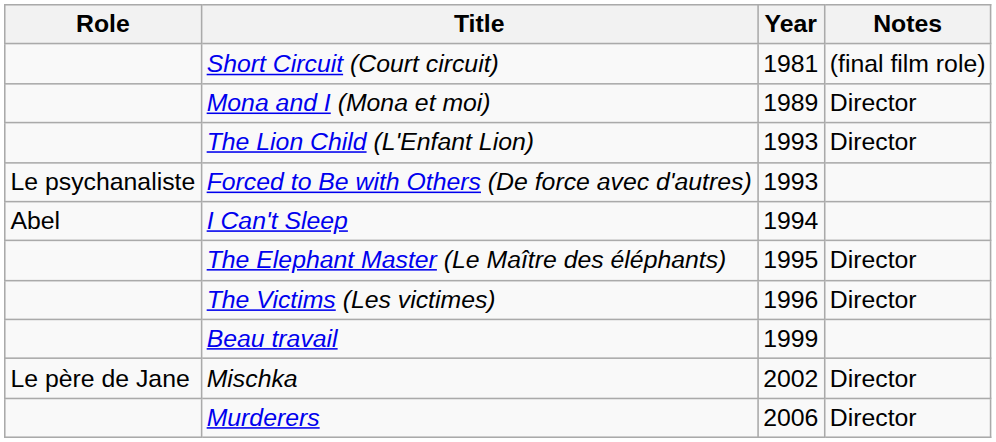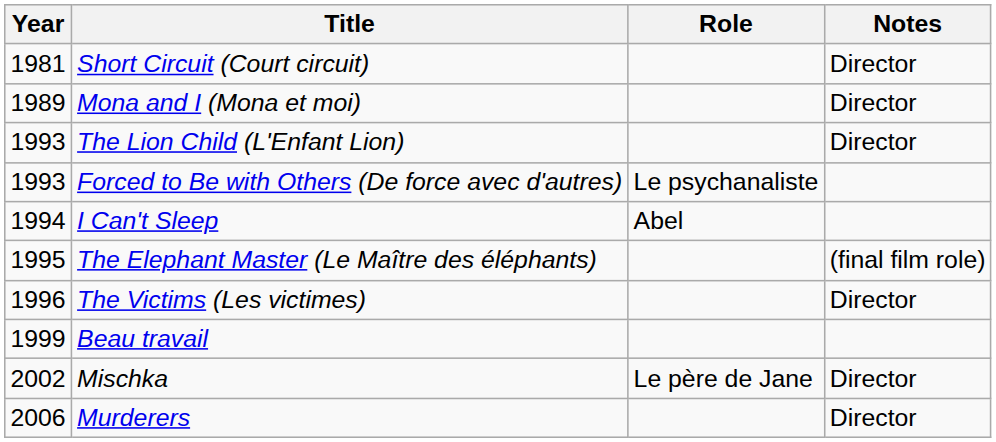columns swapped: (791, 24) <-> (103, 24)
(908, 63) (final film role) -> (873, 63) Director
(873, 260) Director -> (908, 260) (final film role)
